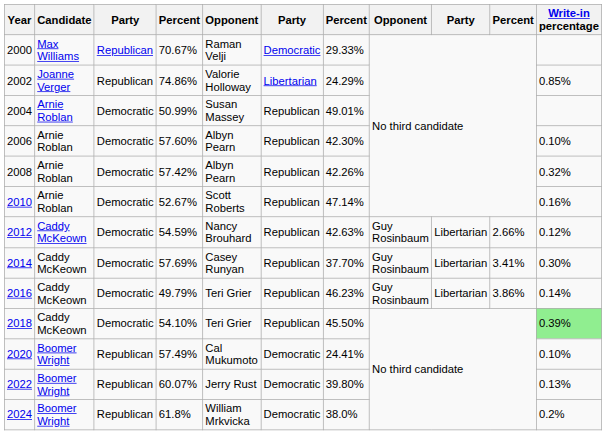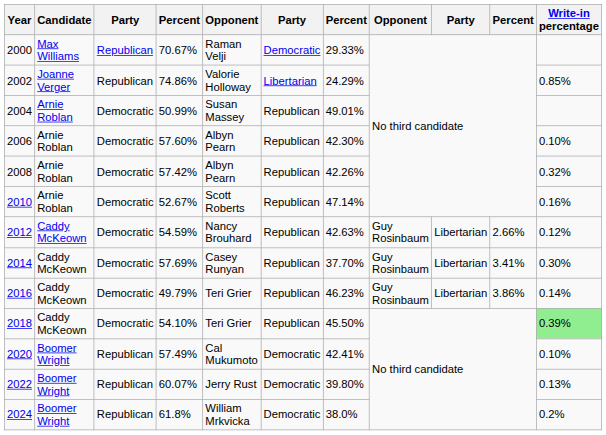(345, 354) 24.41% -> (345, 354) 42.41%
